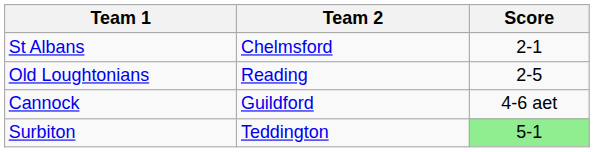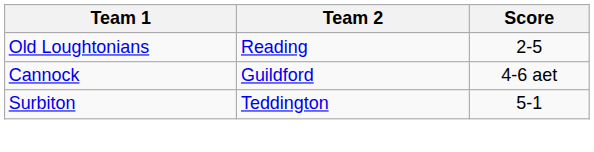- row: (47, 47)
(529, 132) lightgreen background -> (529, 103) no background
